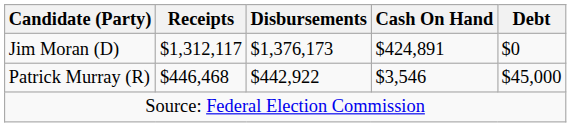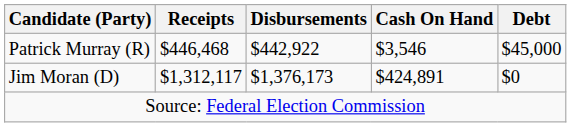rows swapped: (64, 48) <-> (79, 77)
